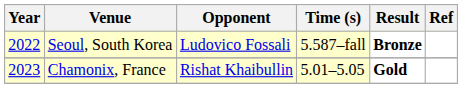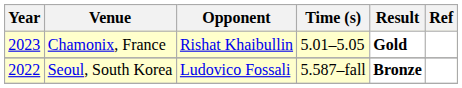rows swapped: (110, 44) <-> (107, 70)
